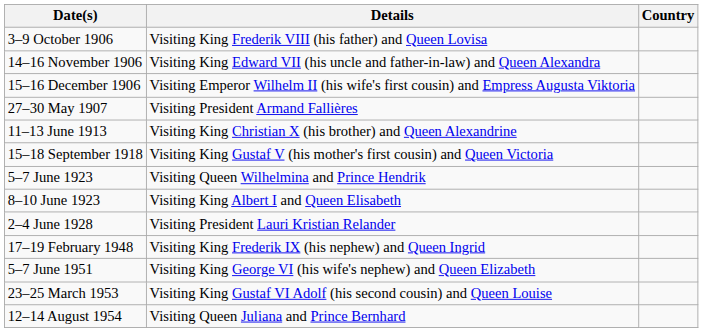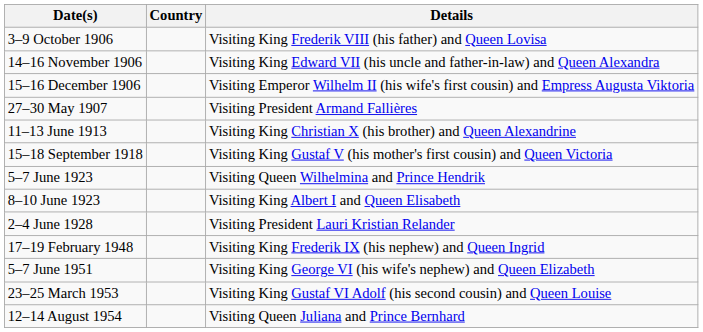columns swapped: (668, 16) <-> (392, 16)
